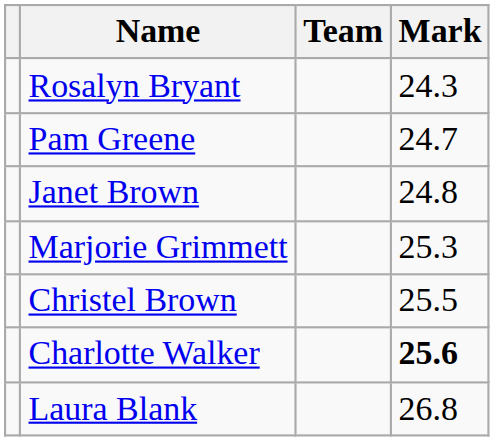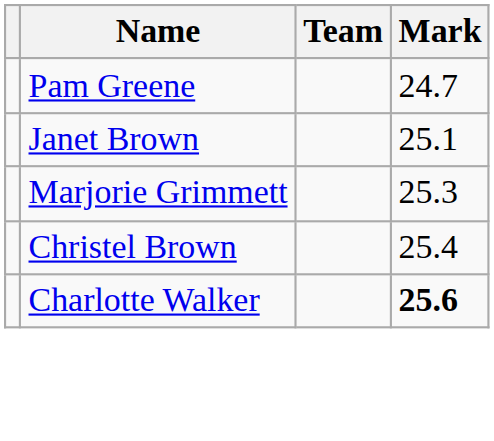- row: (135, 85)
(428, 192) 24.8 -> (428, 138) 25.1
(428, 300) 25.5 -> (428, 246) 25.4
- row: (113, 407)
